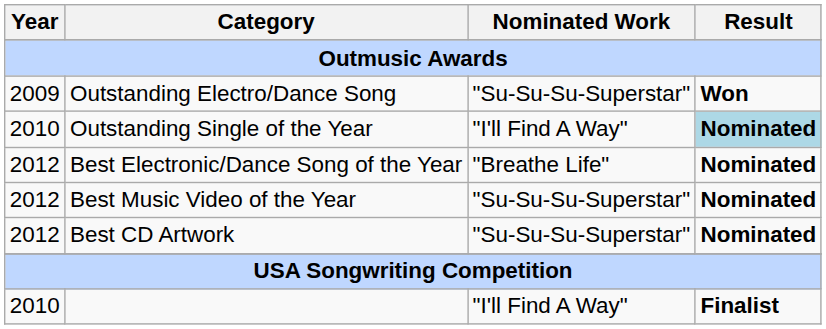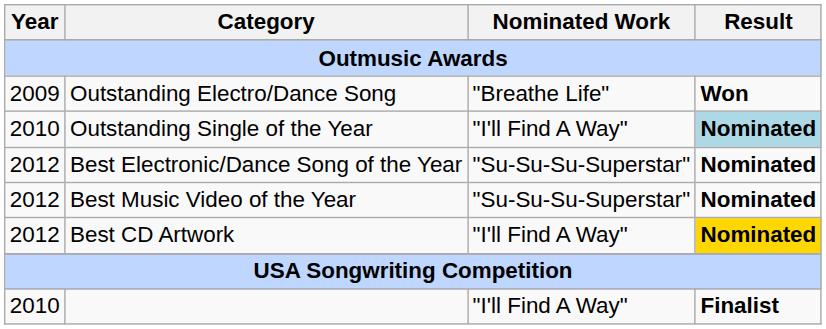(581, 93) "Su-Su-Su-Superstar" -> (541, 93) "Breathe Life"
(541, 164) "Breathe Life" -> (581, 164) "Su-Su-Su-Superstar"
(581, 235) "Su-Su-Su-Superstar" -> (550, 235) "I'll Find A Way"
(758, 235) no background -> (758, 235) gold background
